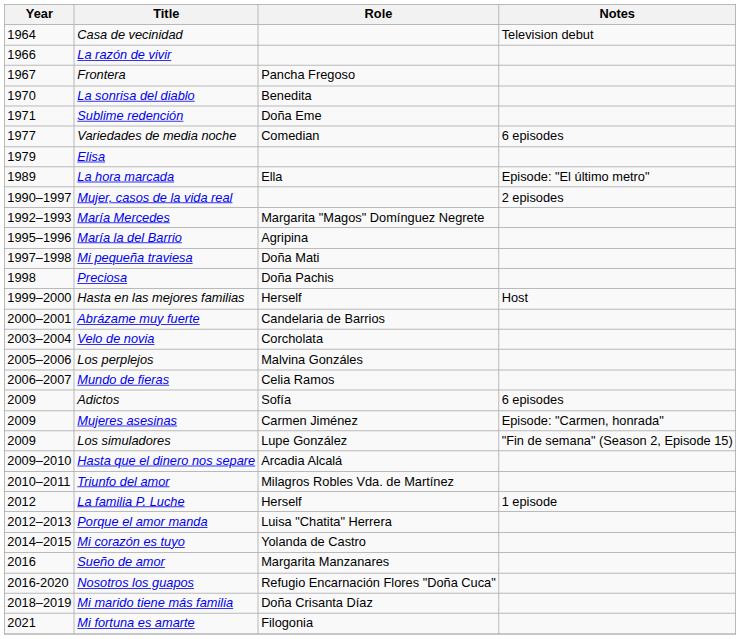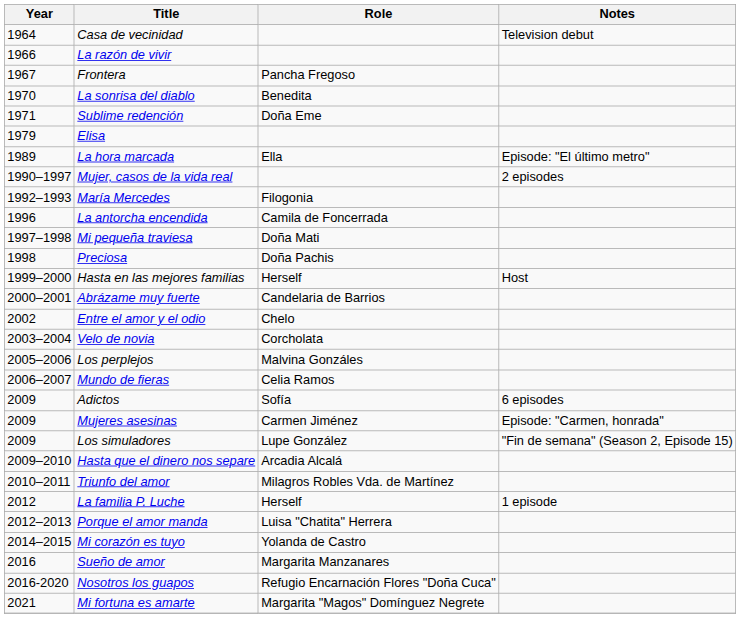- row: (157, 136)
(373, 217) Margarita "Magos" Domínguez Negrete -> (287, 197) Filogonia
- row: (130, 237)
+ row: (142, 217)
+ row: (141, 319)
- row: (155, 603)
(287, 623) Filogonia -> (373, 603) Margarita "Magos" Domínguez Negrete
